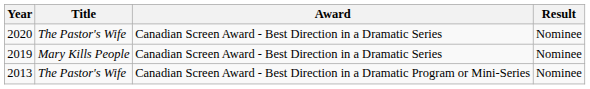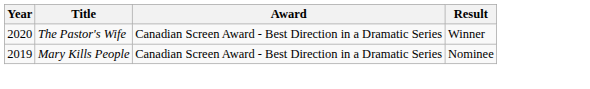(559, 34) Nominee -> (466, 34) Winner
- row: (20, 73)
